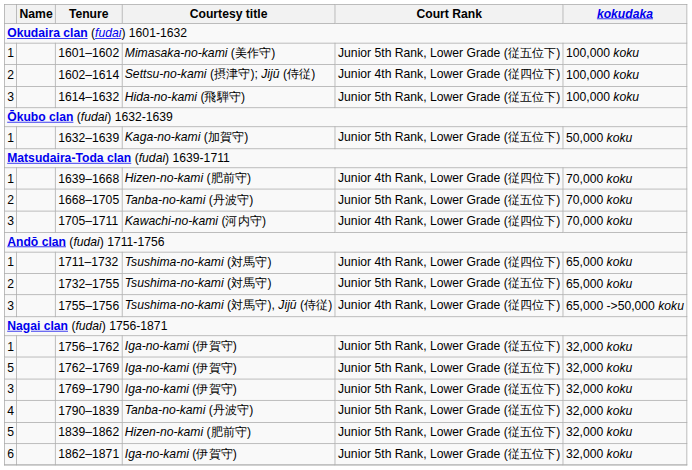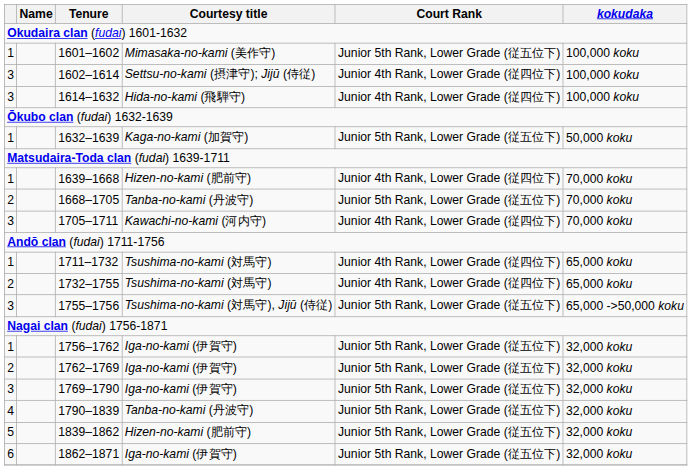(11, 75) 2 -> (11, 75) 3
(449, 96) Junior 5th Rank, Lower Grade (従五位下) -> (449, 96) Junior 4th Rank, Lower Grade (従四位下)
(449, 283) Junior 5th Rank, Lower Grade (従五位下) -> (449, 283) Junior 4th Rank, Lower Grade (従四位下)
(449, 305) Junior 4th Rank, Lower Grade (従四位下) -> (449, 305) Junior 5th Rank, Lower Grade (従五位下)
(11, 368) 5 -> (11, 368) 2
